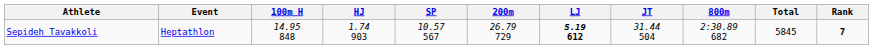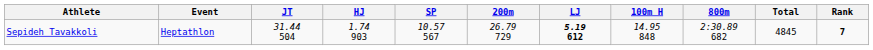columns swapped: (287, 12) <-> (647, 12)
(786, 32) 5845 -> (786, 32) 4845
